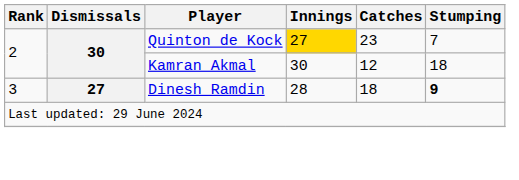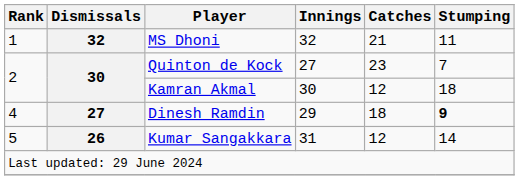+ row: (184, 41)
(299, 41) gold background -> (308, 65) no background
(13, 90) 3 -> (13, 114) 4
(299, 90) 28 -> (308, 114) 29
+ row: (220, 139)
